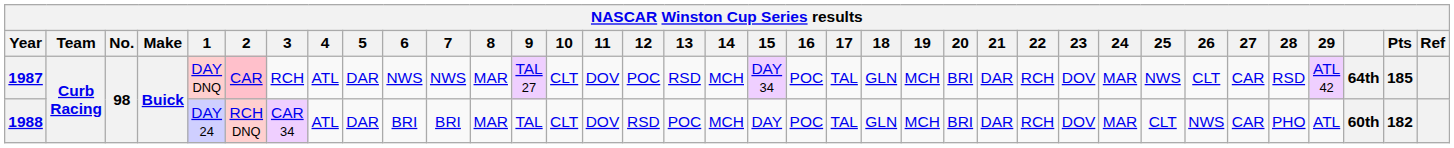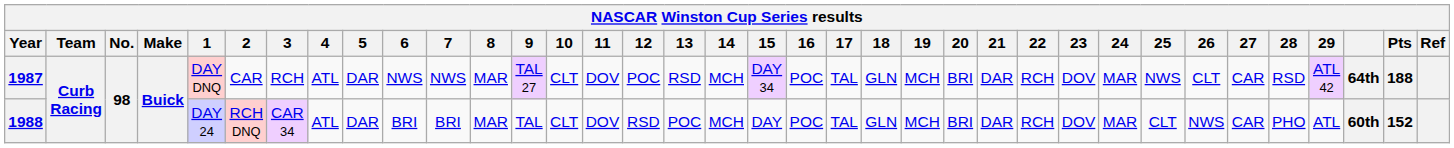(246, 77) pink background -> (246, 77) no background
(1400, 77) 185 -> (1400, 77) 188
(1400, 121) 182 -> (1400, 121) 152
